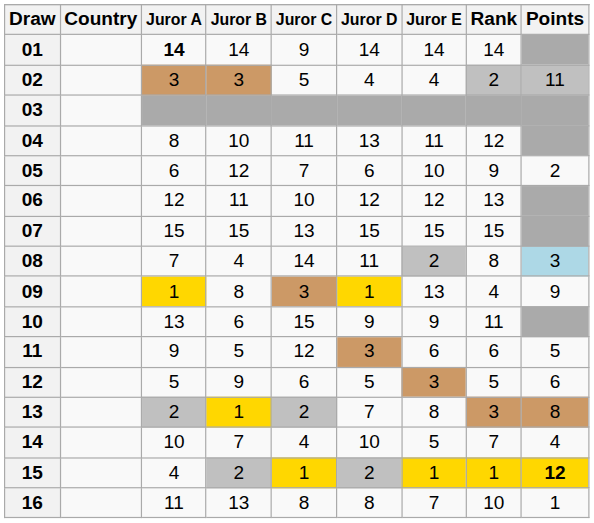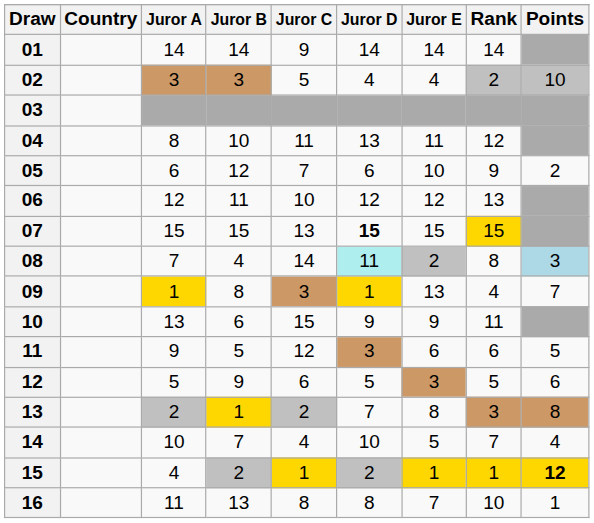(174, 49) bold -> (174, 49) normal
(555, 79) 11 -> (555, 79) 10
(369, 230) normal -> (369, 230) bold
(494, 230) no background -> (494, 230) gold background
(369, 261) no background -> (369, 261) paleturquoise background
(555, 291) 9 -> (555, 291) 7
